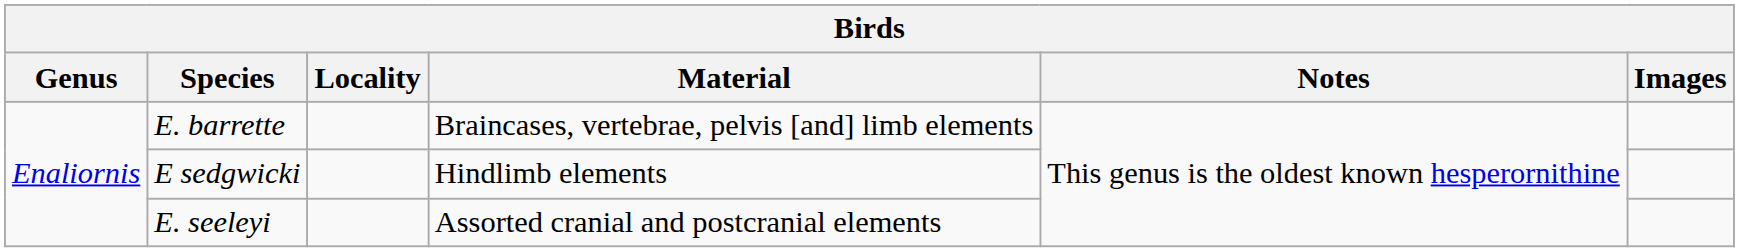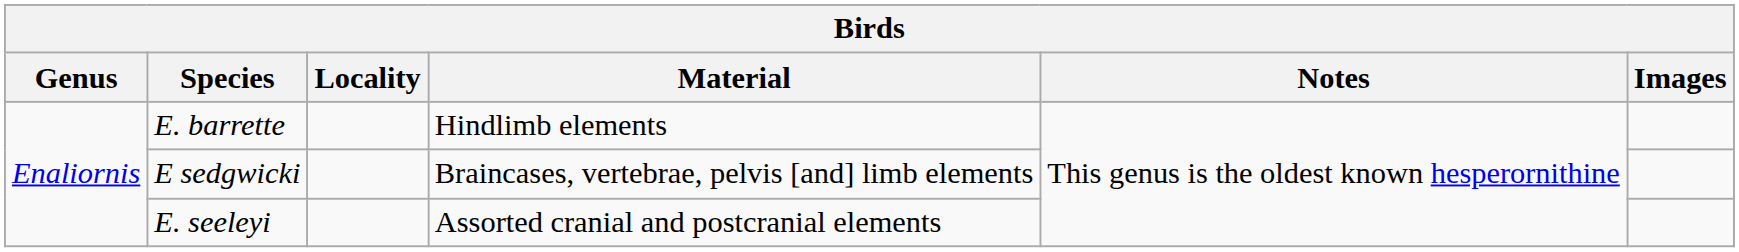(734, 125) Braincases, vertebrae, pelvis [and] limb elements -> (551, 125) Hindlimb elements
(551, 173) Hindlimb elements -> (734, 173) Braincases, vertebrae, pelvis [and] limb elements
